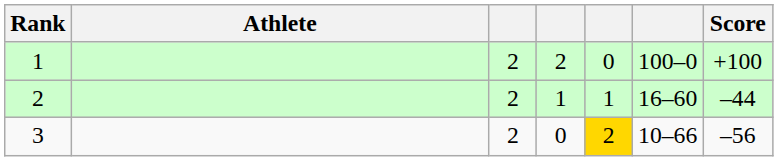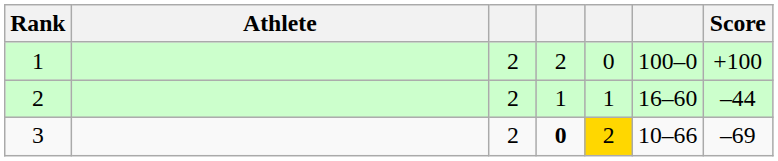(561, 135) normal -> (561, 135) bold
(738, 135) –56 -> (738, 135) –69
